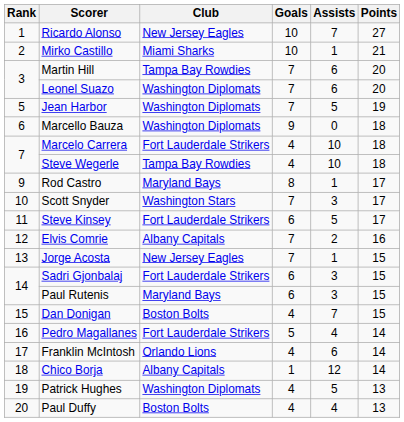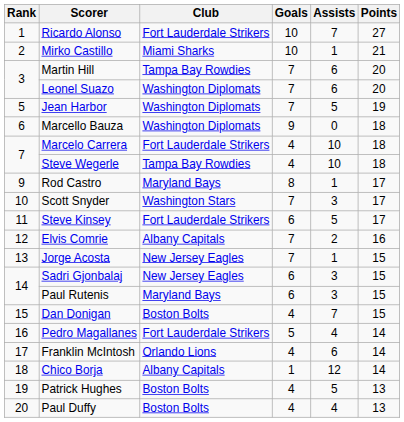(193, 32) New Jersey Eagles -> (206, 32) Fort Lauderdale Strikers
(206, 276) Fort Lauderdale Strikers -> (193, 276) New Jersey Eagles
(201, 389) Washington Diplomats -> (176, 389) Boston Bolts
